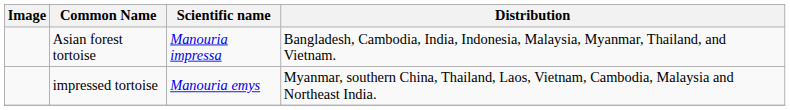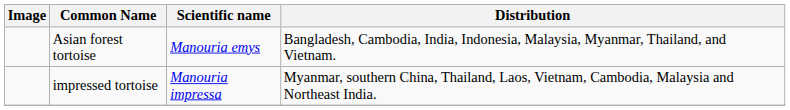(199, 46) Manouria impressa -> (215, 46) Manouria emys
(215, 85) Manouria emys -> (199, 85) Manouria impressa
